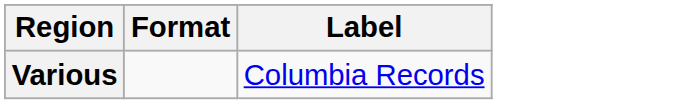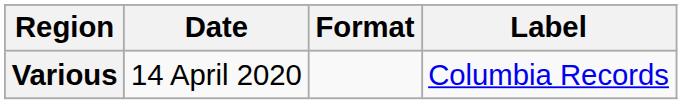+ column: (216, 27)
